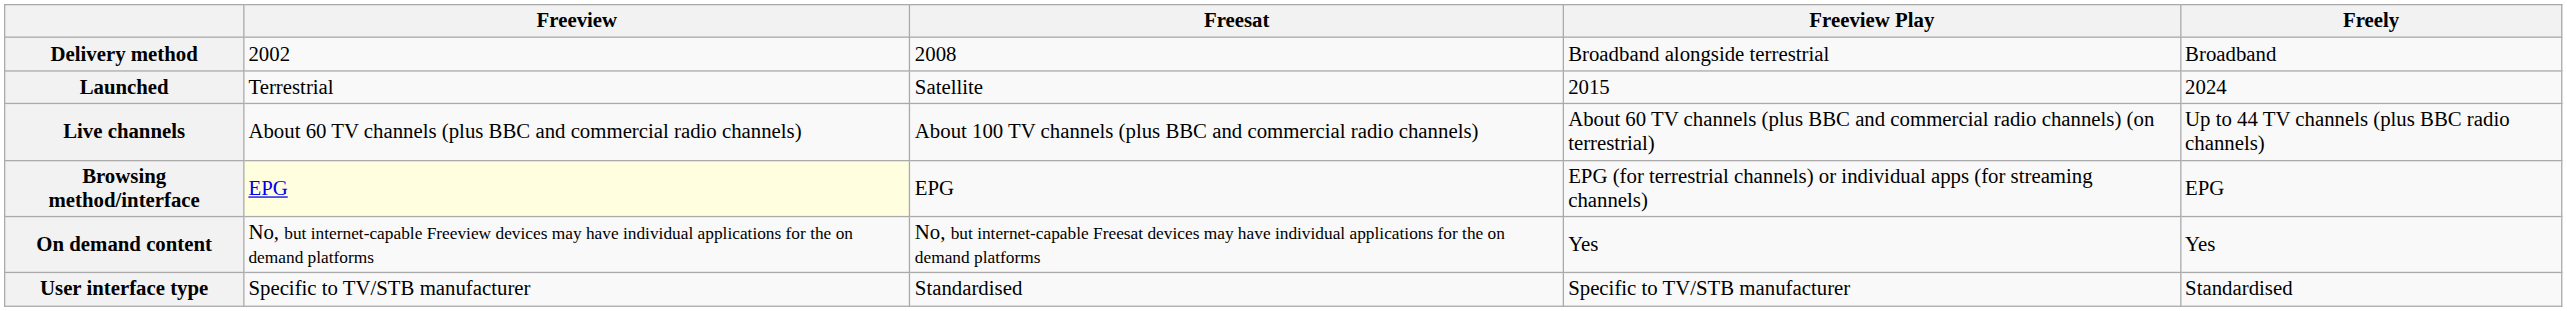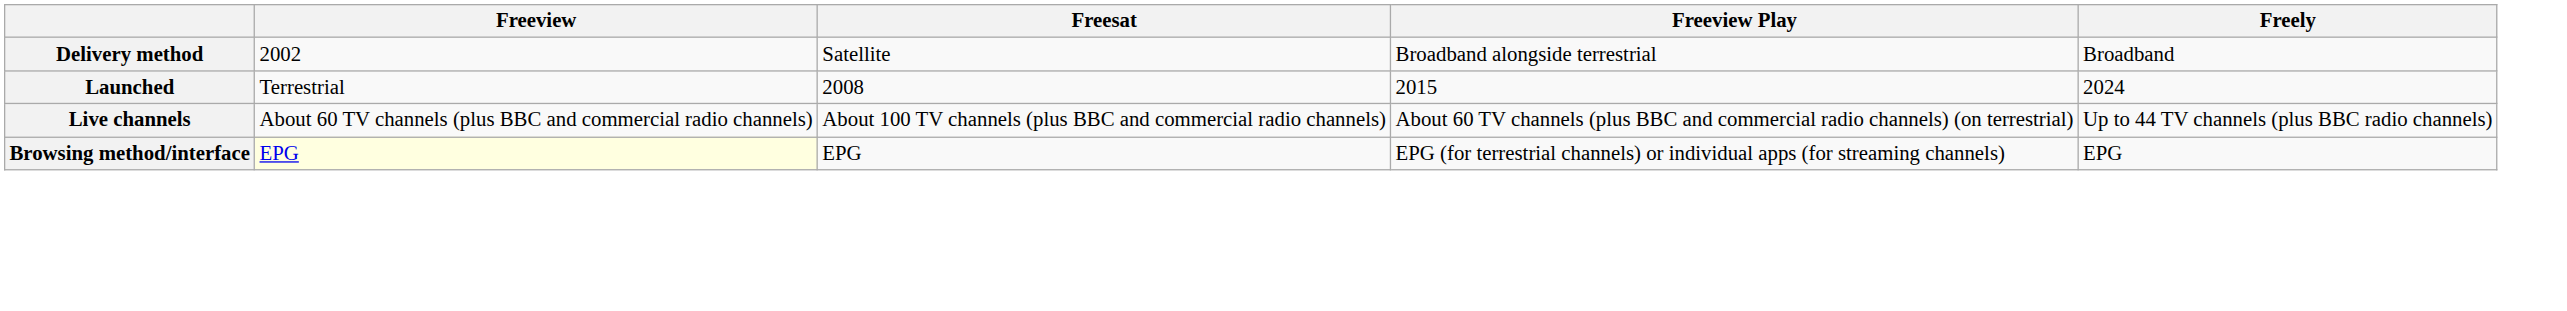(936, 53) 2008 -> (856, 53) Satellite
(949, 86) Satellite -> (843, 86) 2008
- row: (124, 244)
- row: (124, 289)
